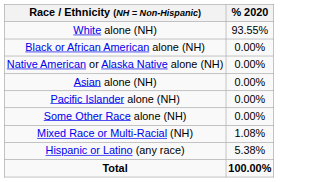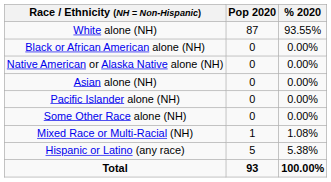+ column: (252, 13)
